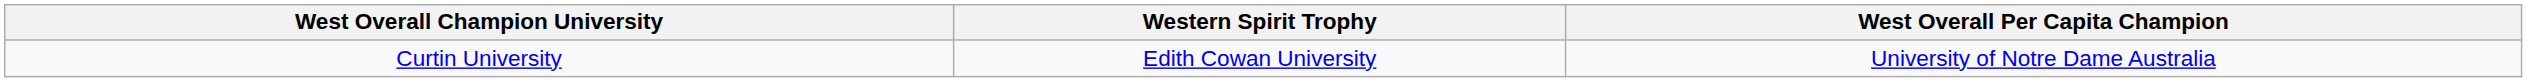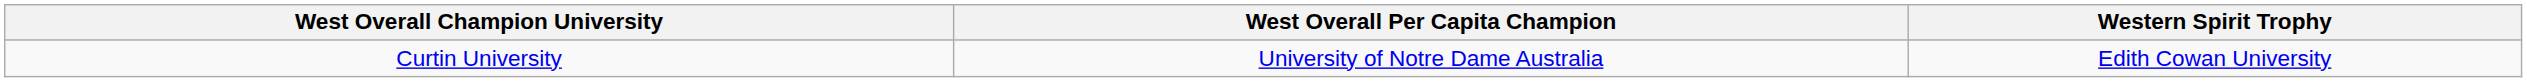columns swapped: (2043, 22) <-> (1260, 22)
